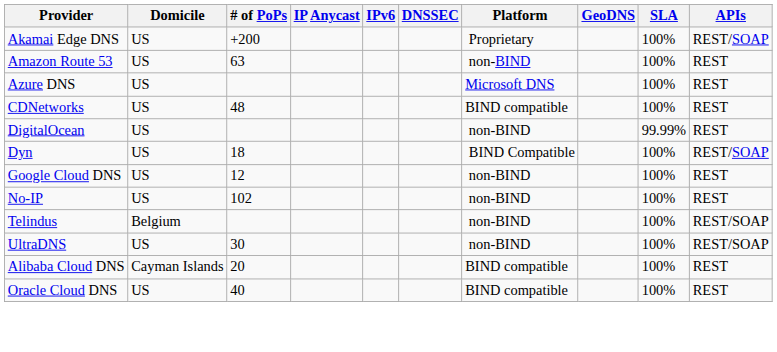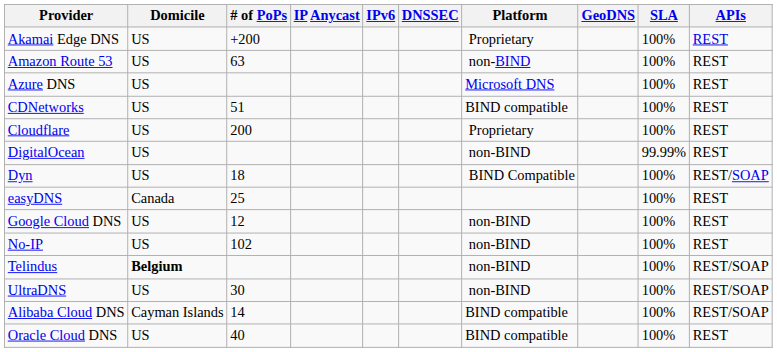(731, 38) REST/SOAP -> (710, 38) REST
(237, 107) 48 -> (237, 107) 51
+ row: (39, 130)
+ row: (35, 198)
(156, 221) normal -> (157, 267) bold
(237, 267) 20 -> (237, 312) 14
(710, 267) REST -> (731, 312) REST/SOAP
